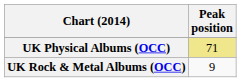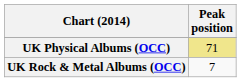(212, 67) 9 -> (212, 67) 7
